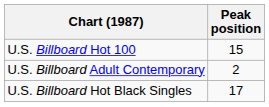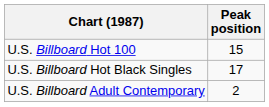rows swapped: (106, 70) <-> (100, 91)
